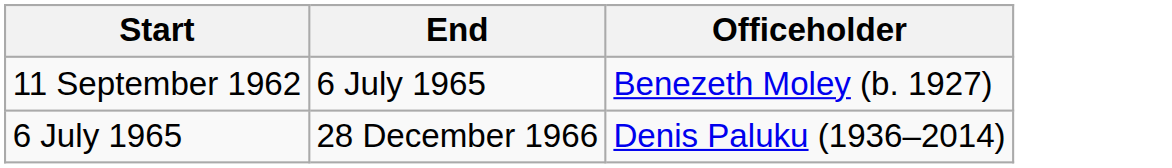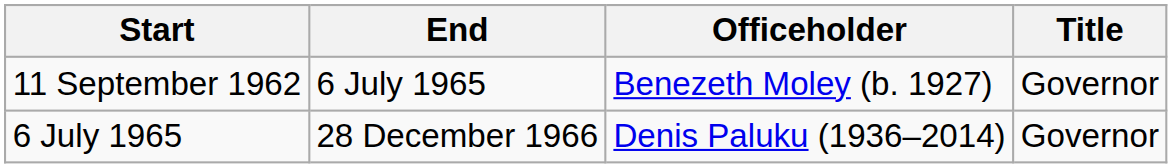+ column: (1090, 30)
